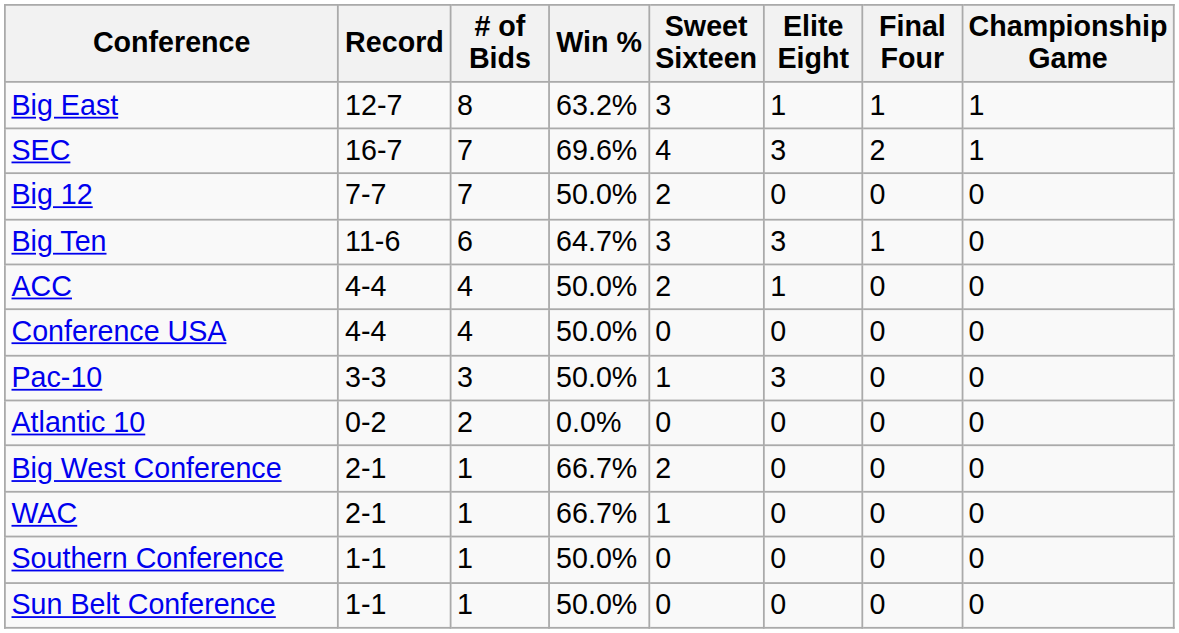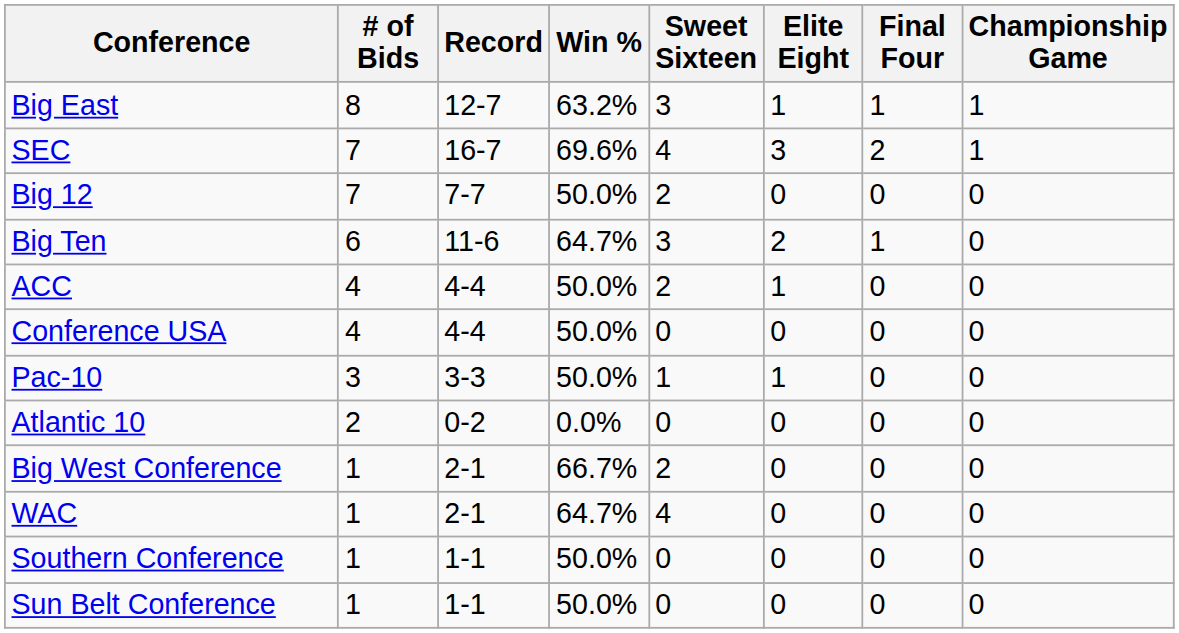columns swapped: (500, 43) <-> (394, 43)
(778, 241) 3 -> (778, 241) 2
(778, 377) 3 -> (778, 377) 1
(597, 513) 66.7% -> (597, 513) 64.7%
(663, 513) 1 -> (663, 513) 4
